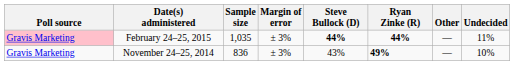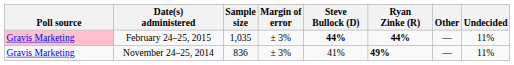(336, 53) 43% -> (336, 53) 41%
(486, 53) 10% -> (486, 53) 11%
